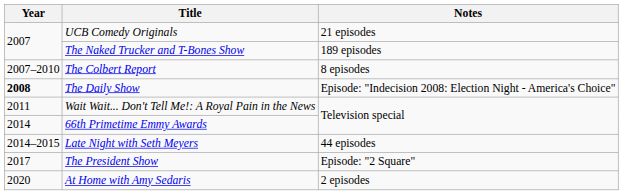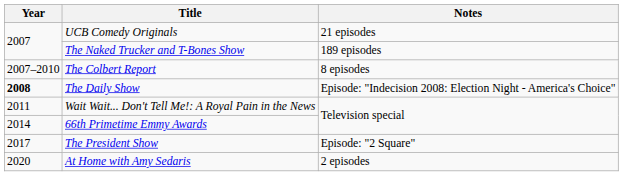- row: (132, 143)
